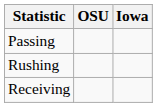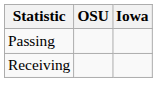- row: (34, 65)
